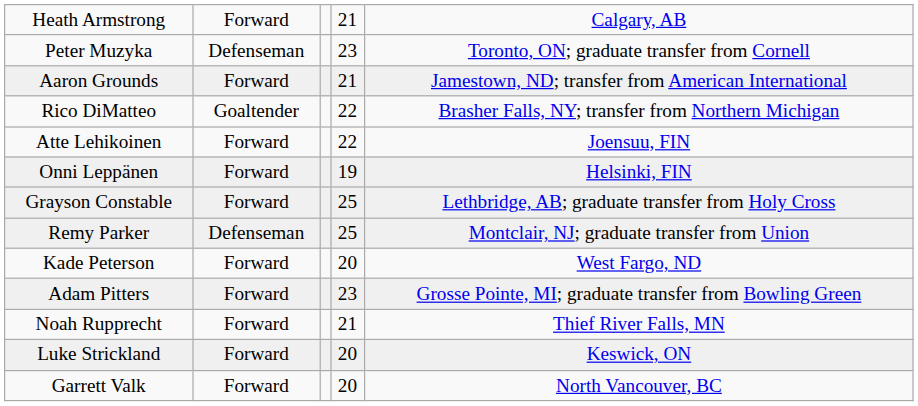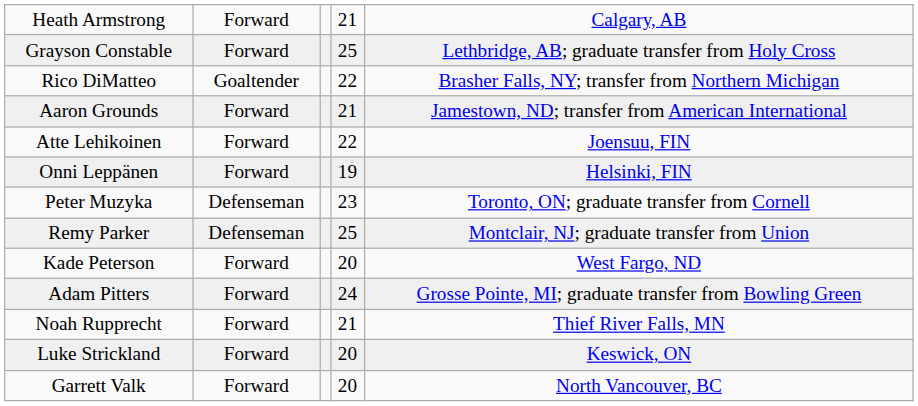rows swapped: (99, 202) <-> (99, 50)
rows swapped: (99, 111) <-> (99, 80)
(347, 293) 23 -> (347, 293) 24
